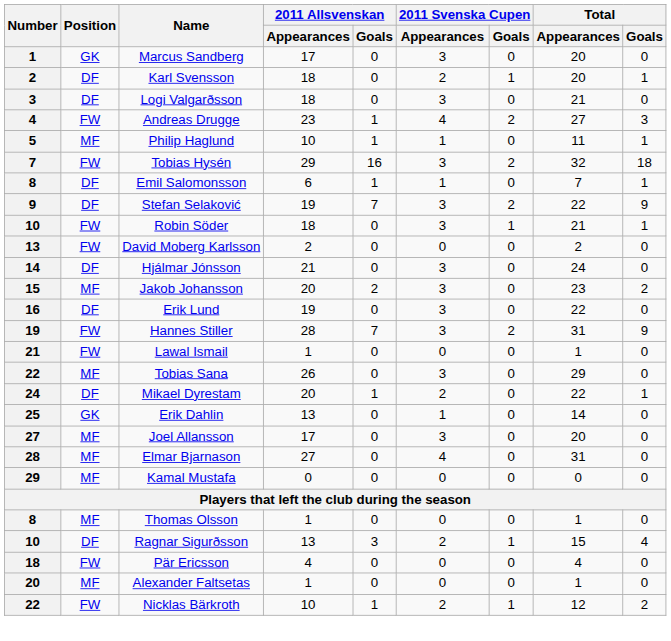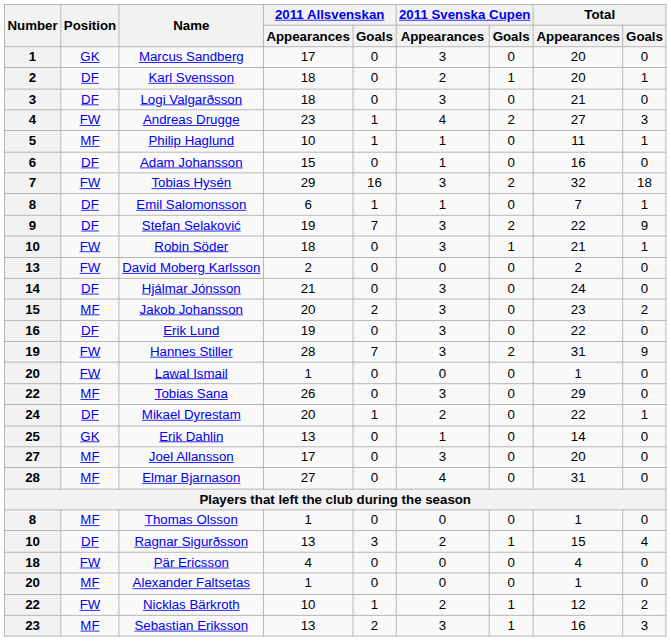+ row: (191, 162)
(33, 352) 21 -> (33, 373) 20
- row: (191, 478)
+ row: (191, 625)
